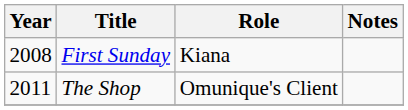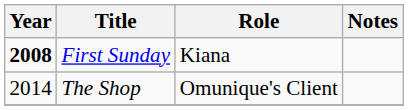(31, 54) normal -> (31, 54) bold
(30, 88) 2011 -> (31, 88) 2014
